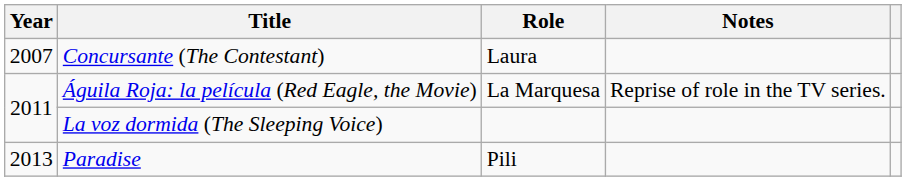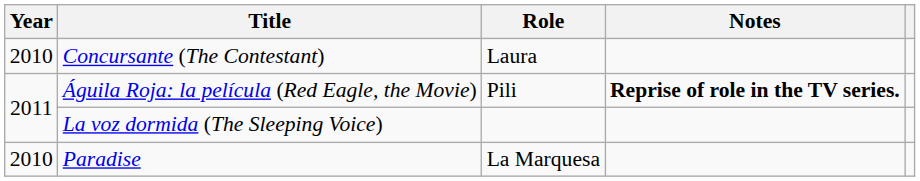(31, 55) 2007 -> (31, 55) 2010
(543, 90) La Marquesa -> (502, 90) Pili
(748, 90) normal -> (755, 90) bold
(31, 158) 2013 -> (31, 158) 2010
(502, 158) Pili -> (543, 158) La Marquesa
